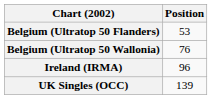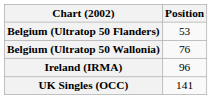(185, 85) 139 -> (185, 85) 141
